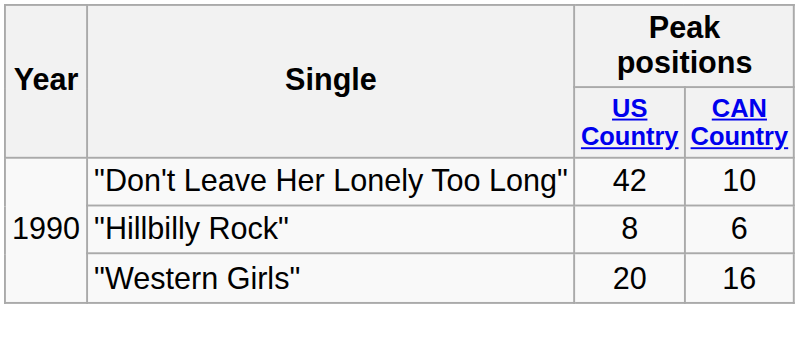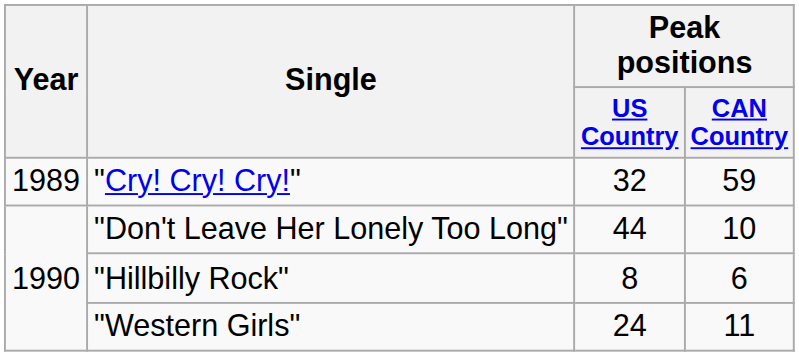+ row: (197, 180)
(630, 180) 42 -> (630, 229) 44
(630, 277) 20 -> (630, 326) 24
(739, 277) 16 -> (739, 326) 11
